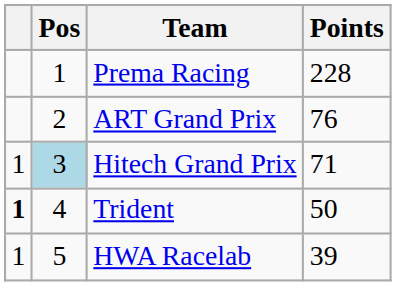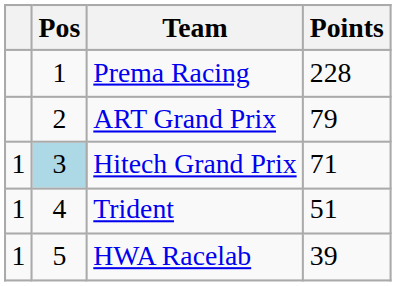(324, 118) 76 -> (324, 118) 79
(19, 210) bold -> (19, 210) normal
(324, 210) 50 -> (324, 210) 51
